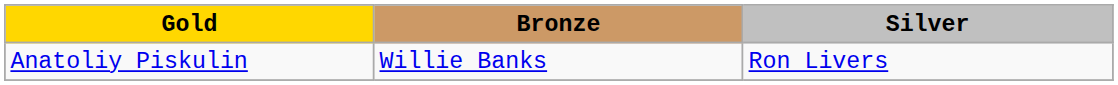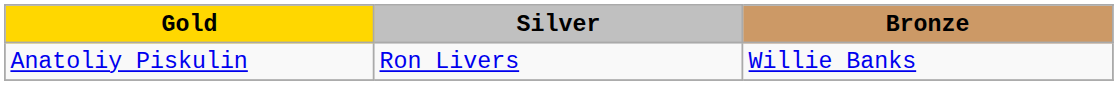columns swapped: (928, 24) <-> (559, 24)
